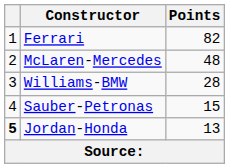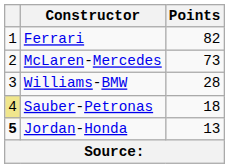(212, 61) 48 -> (212, 61) 73
(12, 107) no background -> (12, 107) khaki background
(212, 107) 15 -> (212, 107) 18
